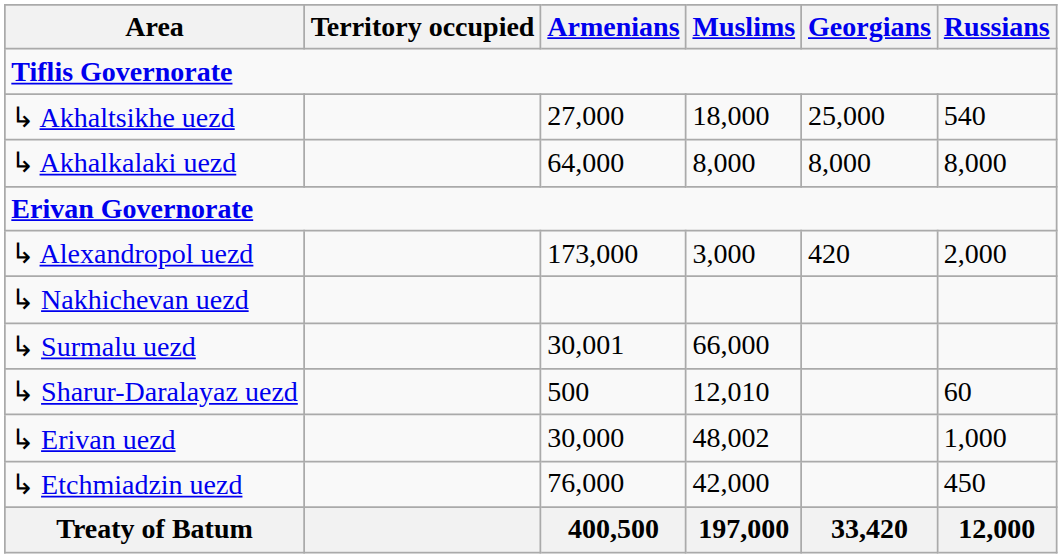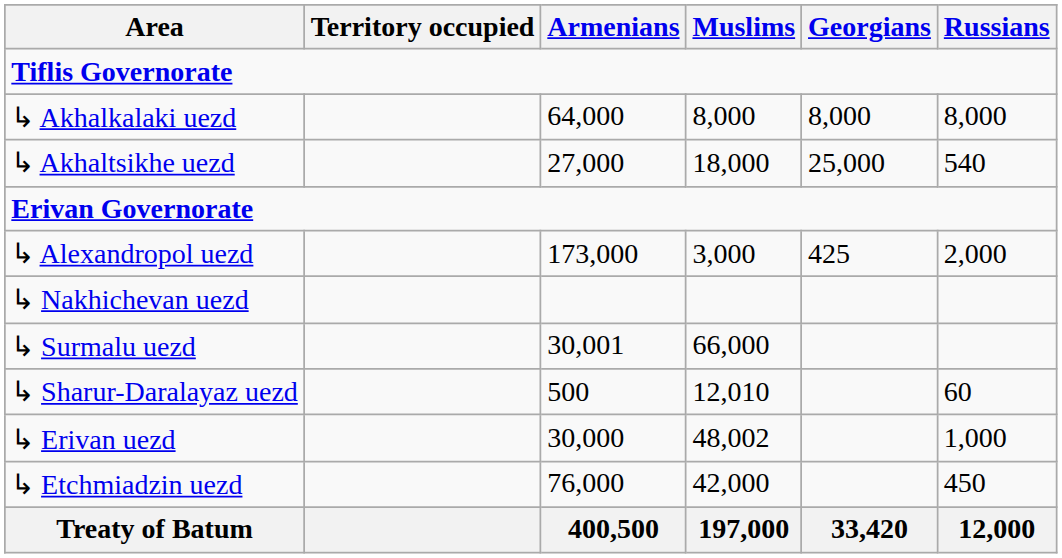rows swapped: (124, 163) <-> (123, 117)
(829, 253) 420 -> (829, 253) 425
